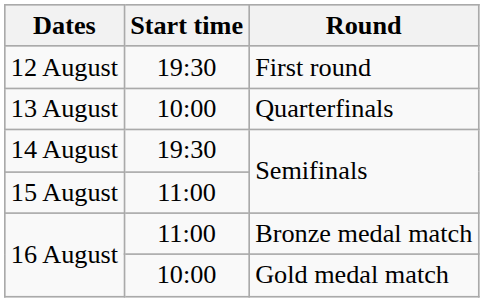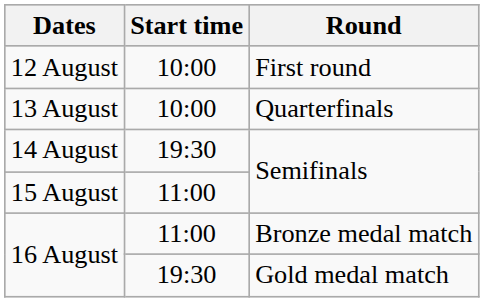(187, 66) 19:30 -> (187, 66) 10:00
(187, 274) 10:00 -> (187, 274) 19:30
